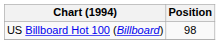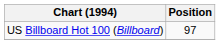(190, 30) 98 -> (190, 30) 97
